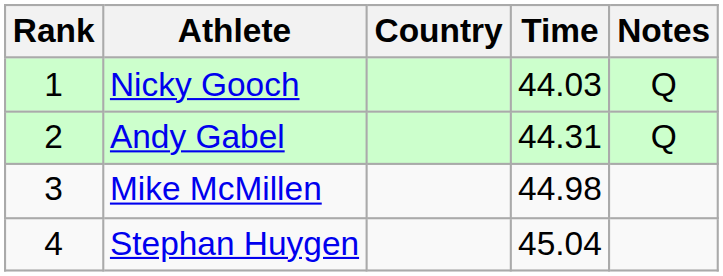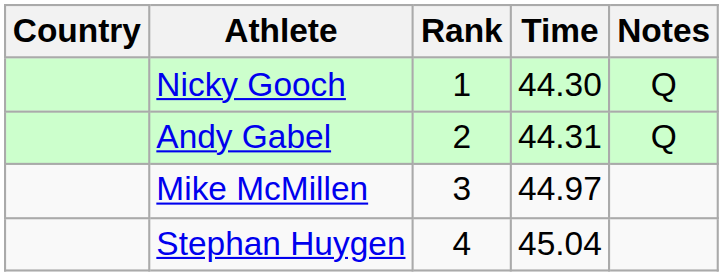columns swapped: (54, 31) <-> (439, 31)
(560, 84) 44.03 -> (560, 84) 44.30
(560, 190) 44.98 -> (560, 190) 44.97
